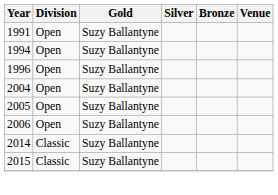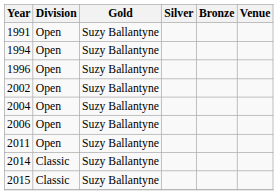+ row: (19, 87)
- row: (19, 106)
+ row: (19, 143)
